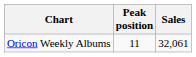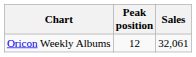(134, 43) 11 -> (134, 43) 12
